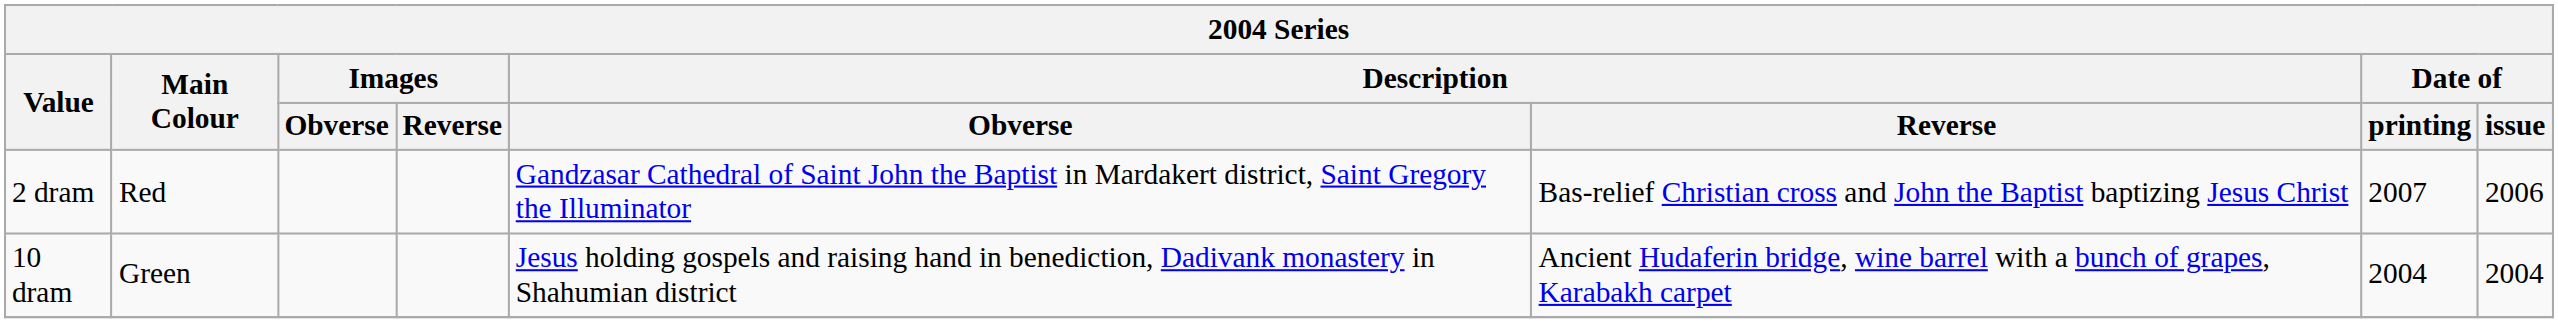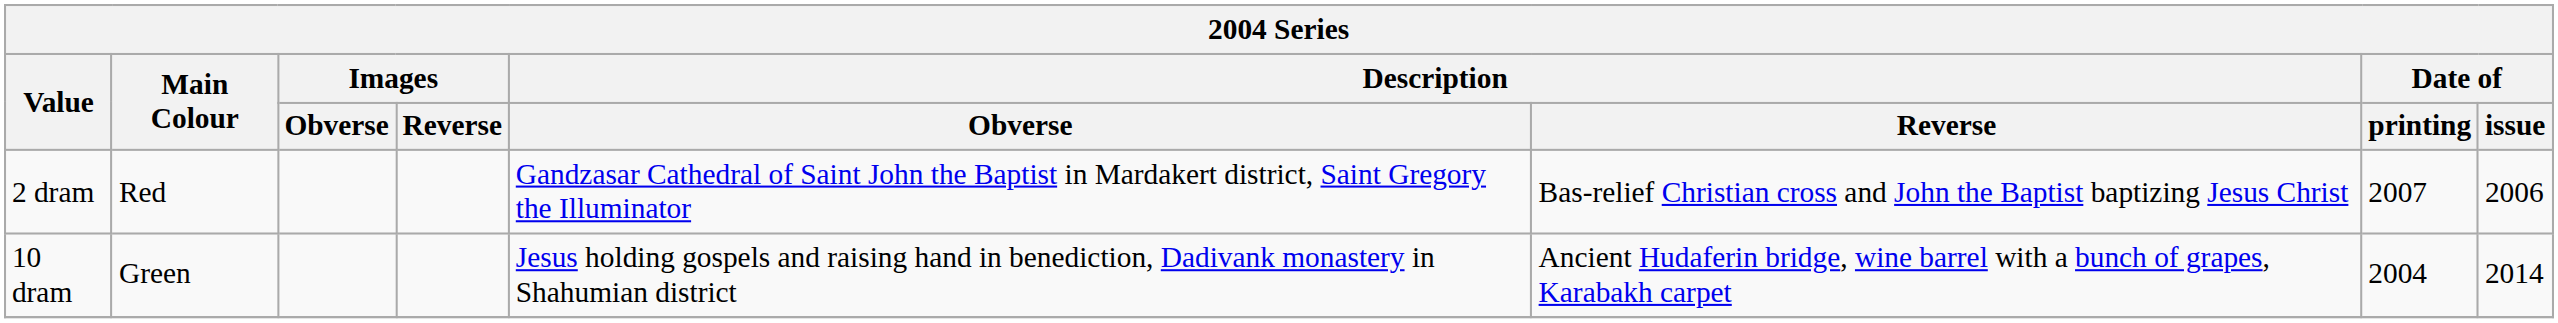(2514, 274) 2004 -> (2514, 274) 2014
